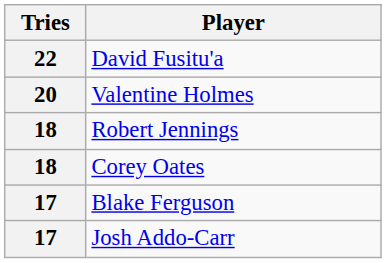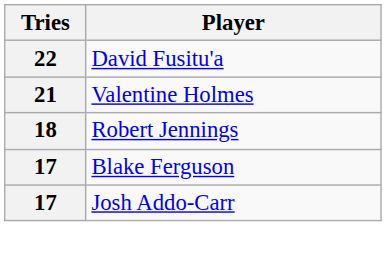(45, 94) 20 -> (45, 94) 21
- row: (148, 166)
